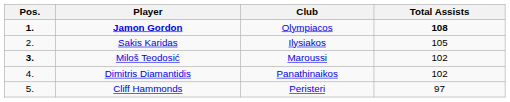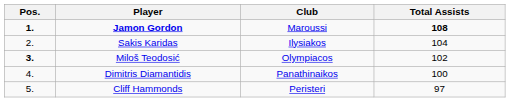(307, 27) Olympiacos -> (307, 27) Maroussi
(440, 43) 105 -> (440, 43) 104
(307, 58) Maroussi -> (307, 58) Olympiacos
(440, 74) 102 -> (440, 74) 100
